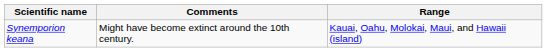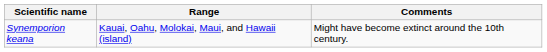columns swapped: (435, 12) <-> (212, 12)
